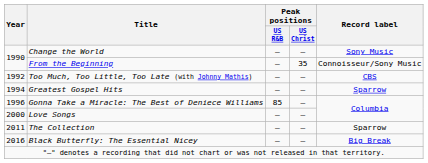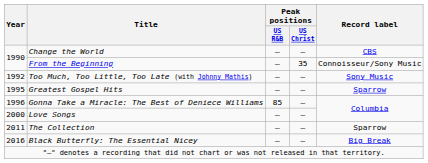(370, 51) Sony Music -> (370, 51) CBS
(370, 77) CBS -> (370, 77) Sony Music
(16, 89) 1994 -> (16, 89) 1995
